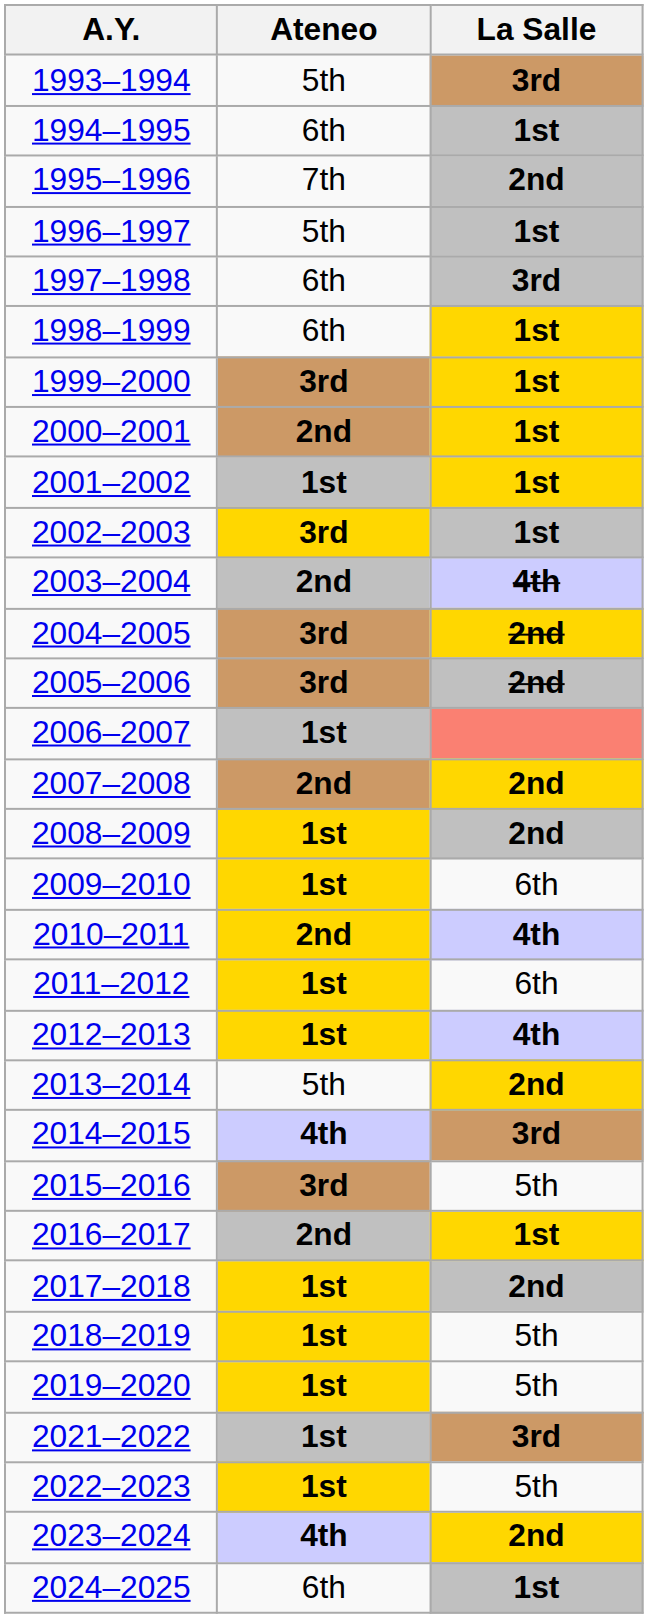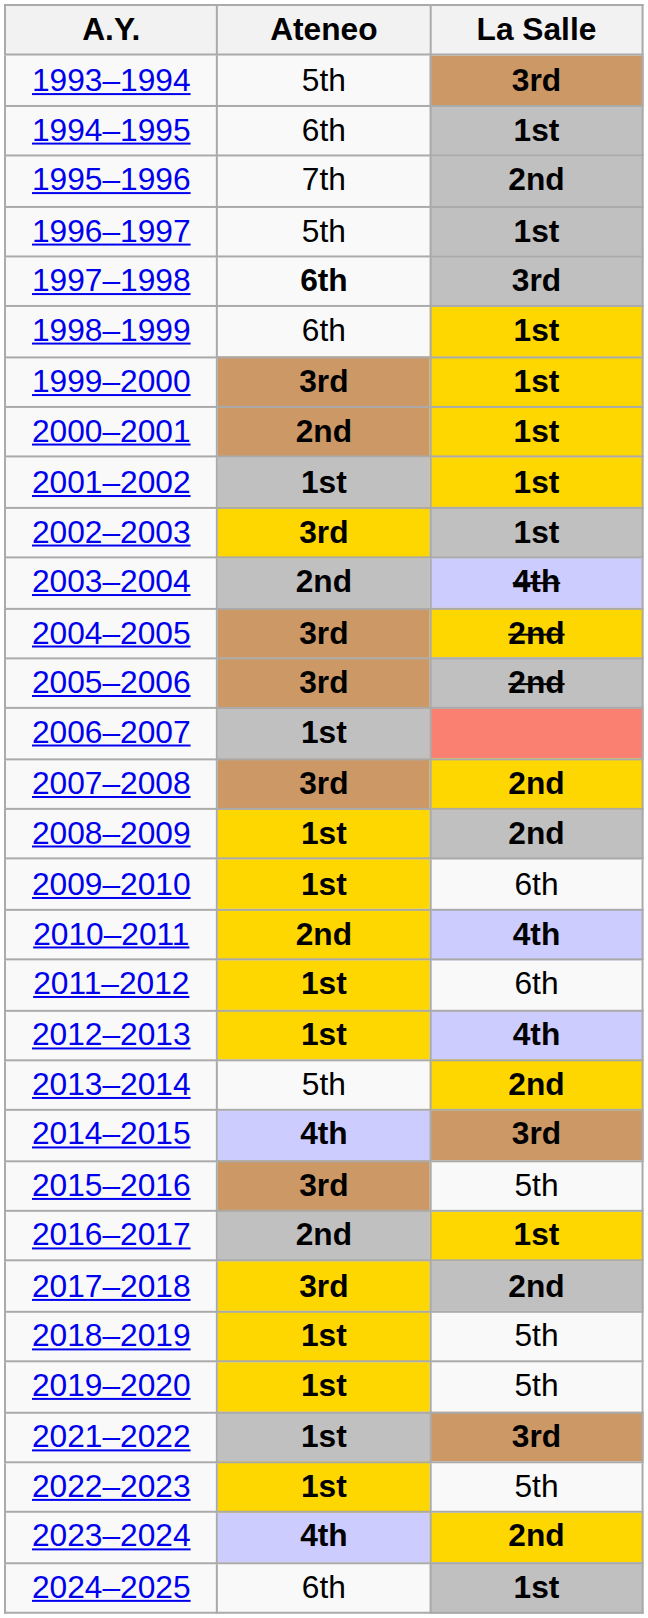(324, 280) normal -> (324, 280) bold
(324, 783) 2nd -> (324, 783) 3rd
(324, 1285) 1st -> (324, 1285) 3rd
